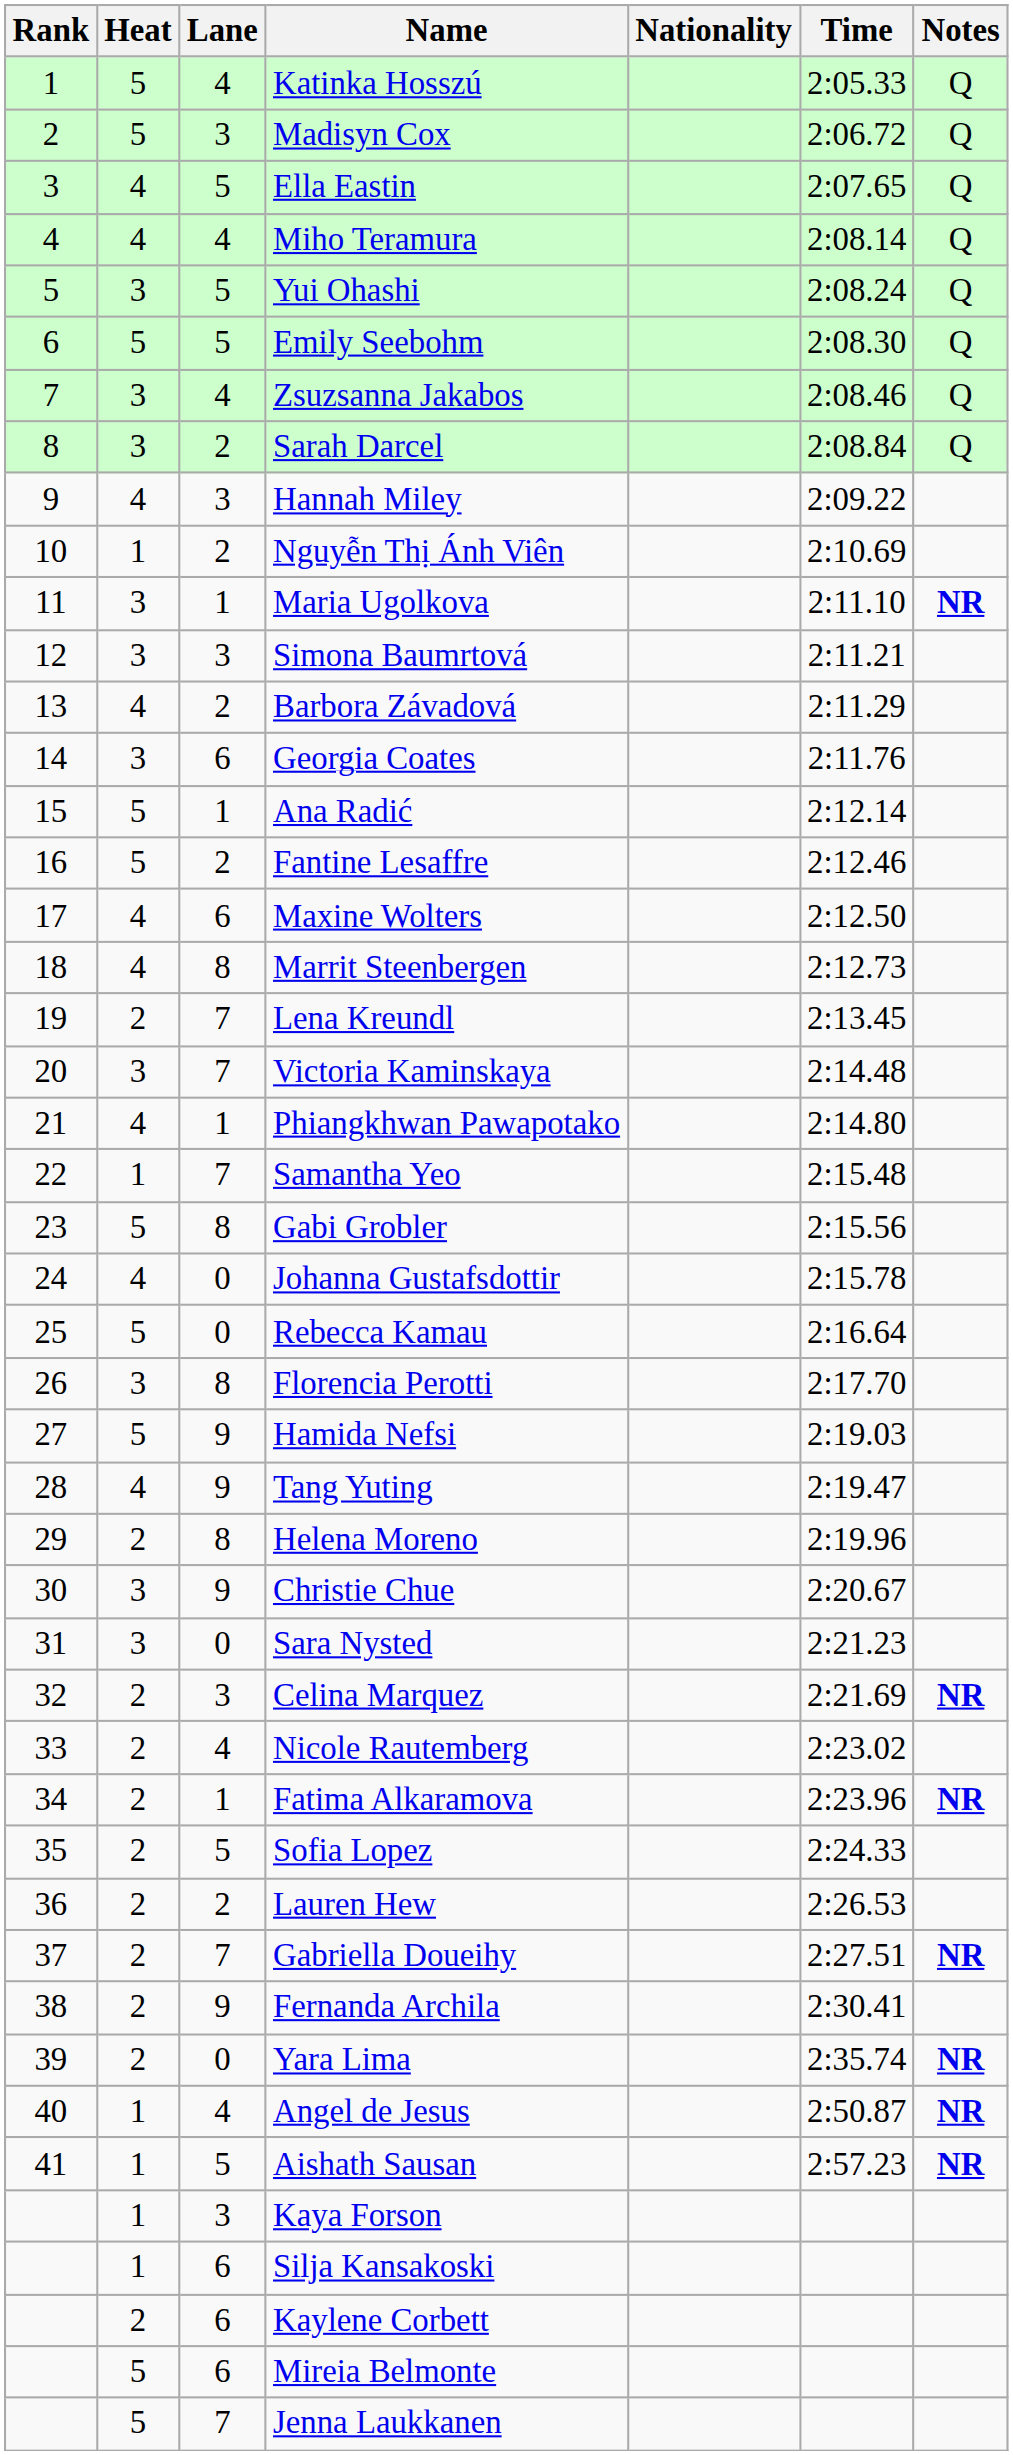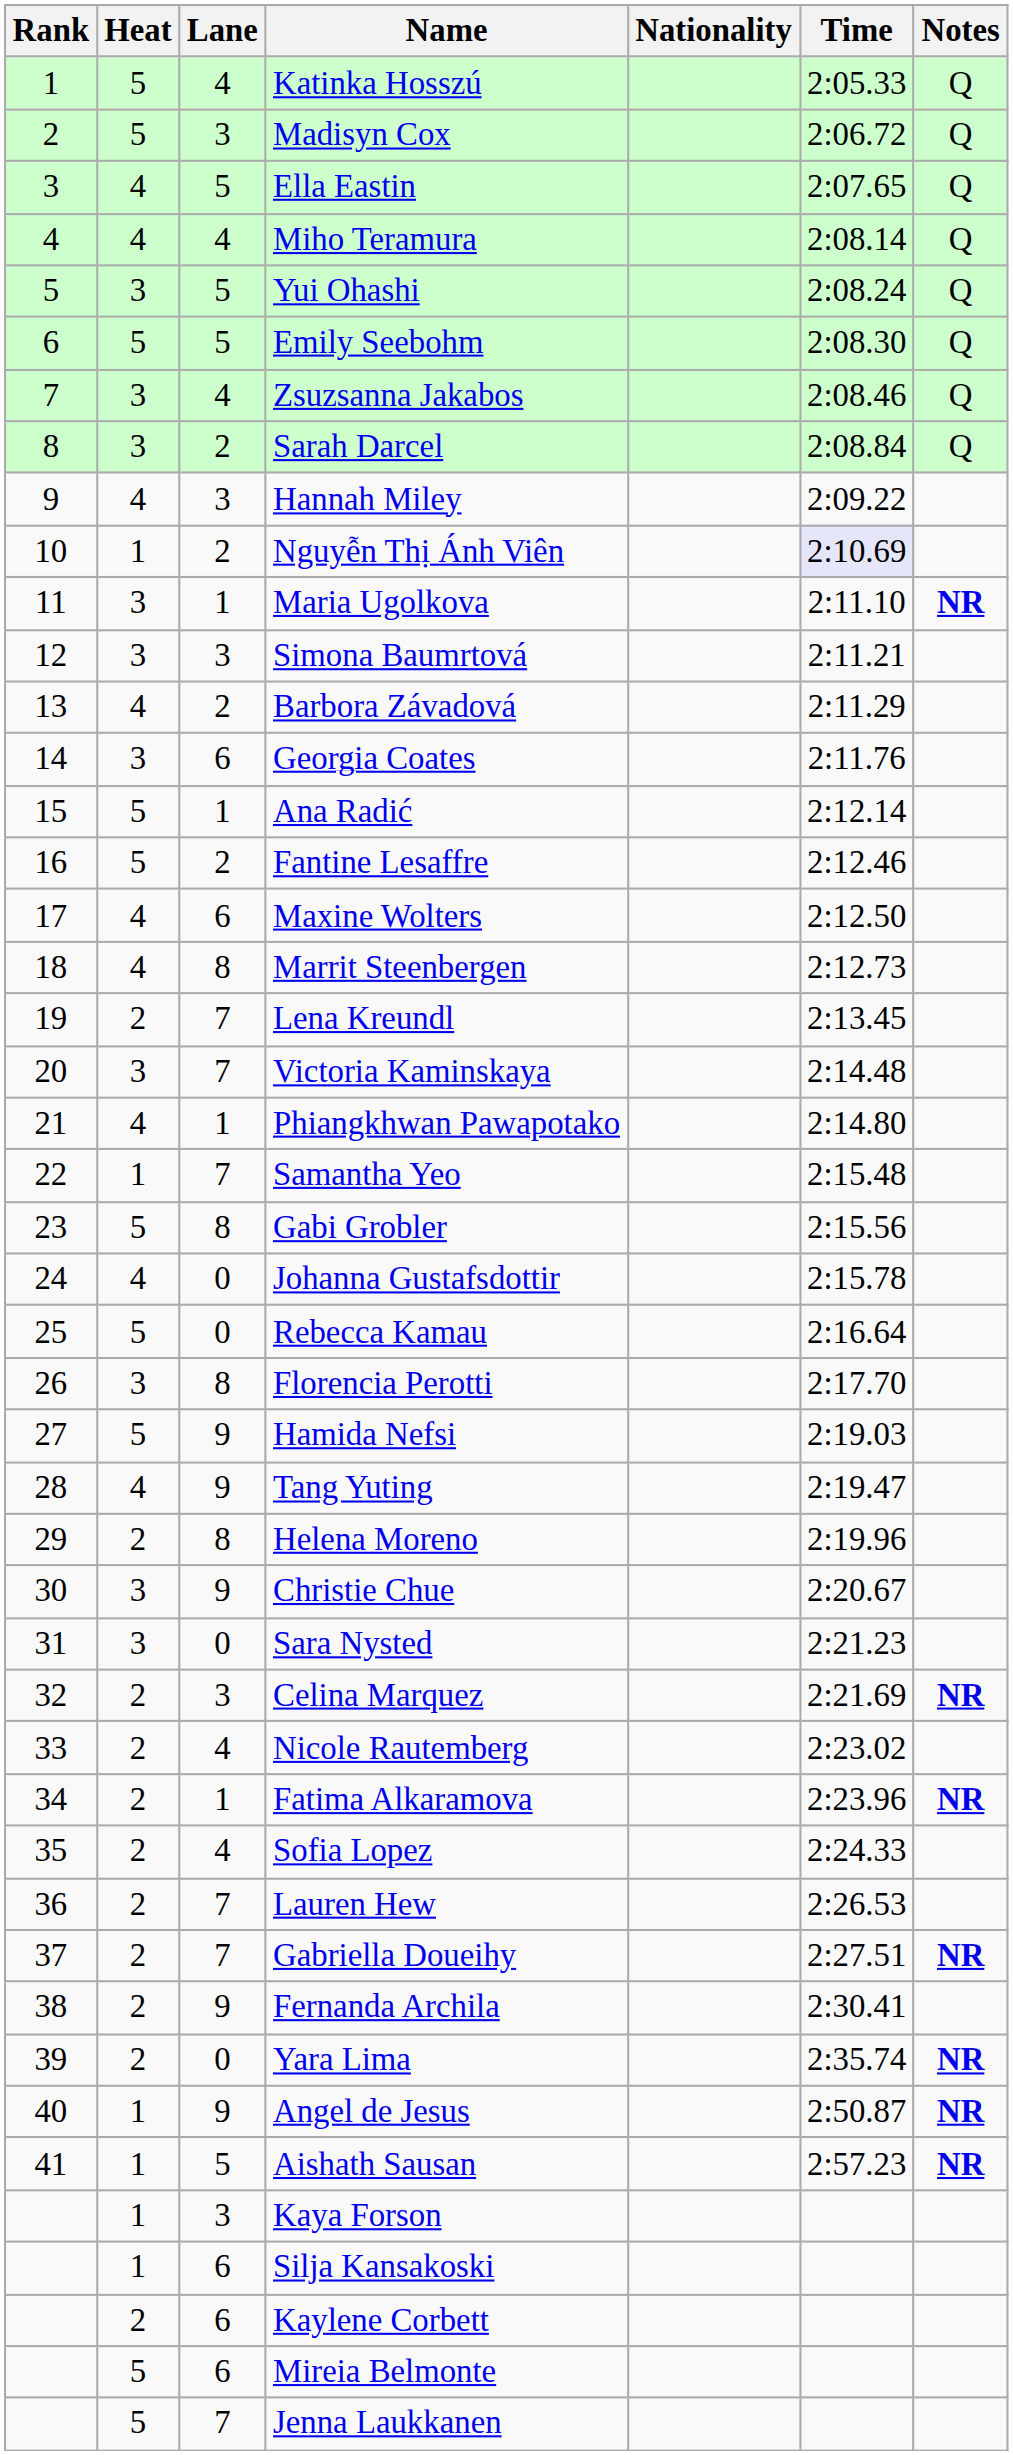(857, 550) no background -> (857, 550) lavender background
(222, 1851) 5 -> (222, 1851) 4
(222, 1903) 2 -> (222, 1903) 7
(222, 2111) 4 -> (222, 2111) 9
